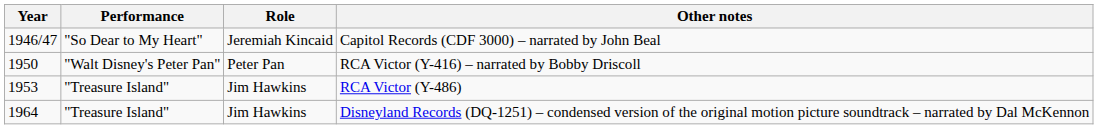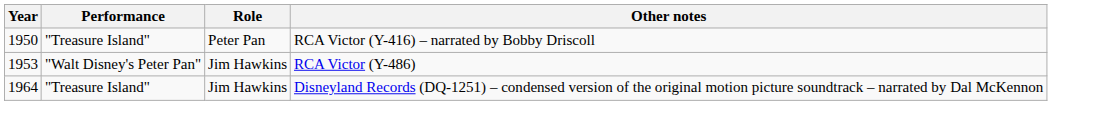- row: (500, 40)
(142, 64) "Walt Disney's Peter Pan" -> (97, 40) "Treasure Island"
(117, 87) "Treasure Island" -> (123, 64) "Walt Disney's Peter Pan"
